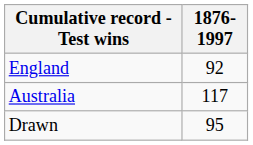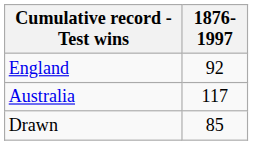(215, 125) 95 -> (215, 125) 85
